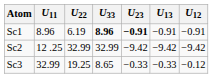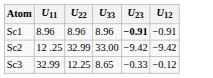- column: (164, 14)
(76, 31) 6.19 -> (76, 31) 8.96
(104, 31) bold -> (104, 31) normal
(107, 48) 32.99 -> (107, 48) 33.00
(79, 64) 19.25 -> (79, 64) 12.25
